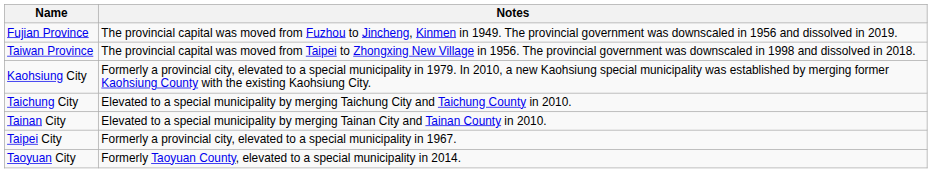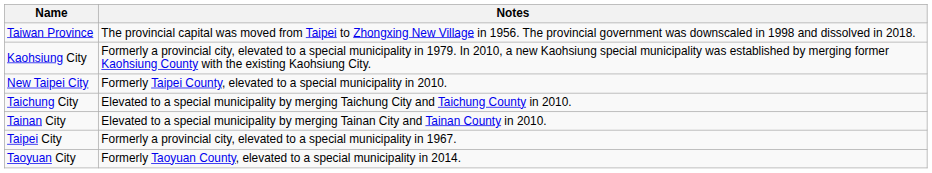- row: (48, 32)
+ row: (48, 83)
